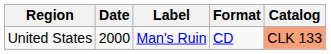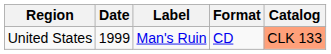(114, 37) 2000 -> (114, 37) 1999
